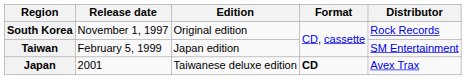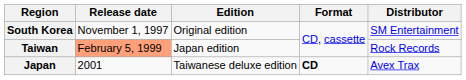(405, 30) Rock Records -> (414, 30) SM Entertainment
(120, 48) no background -> (120, 48) lightsalmon background
(414, 48) SM Entertainment -> (405, 48) Rock Records
